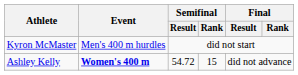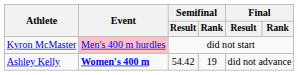(123, 45) no background -> (123, 45) pink background
(183, 62) 54.72 -> (183, 62) 54.42
(212, 62) 15 -> (212, 62) 19
